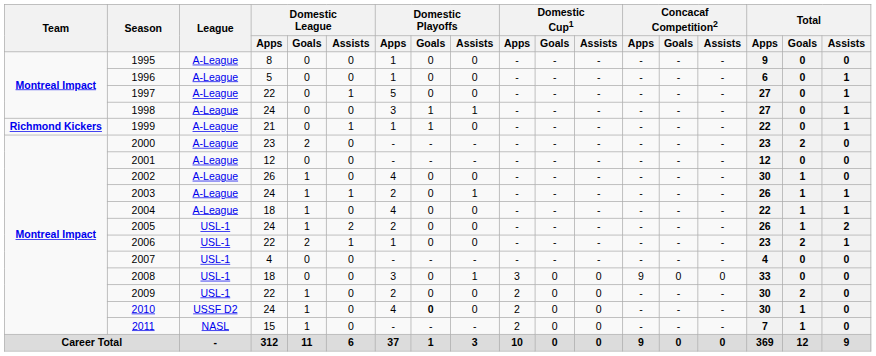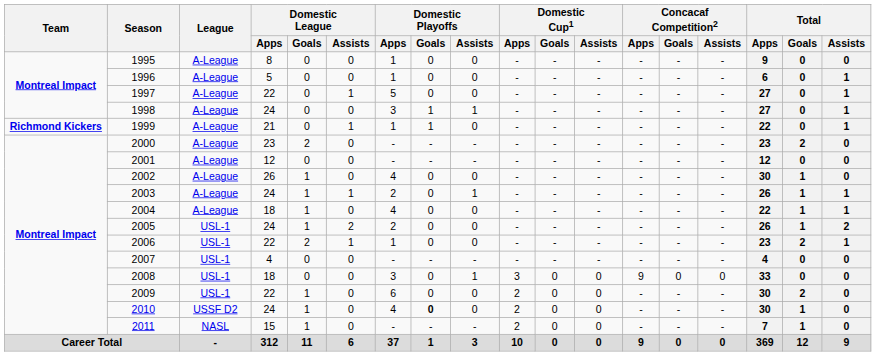(393, 293) 2 -> (393, 293) 6
